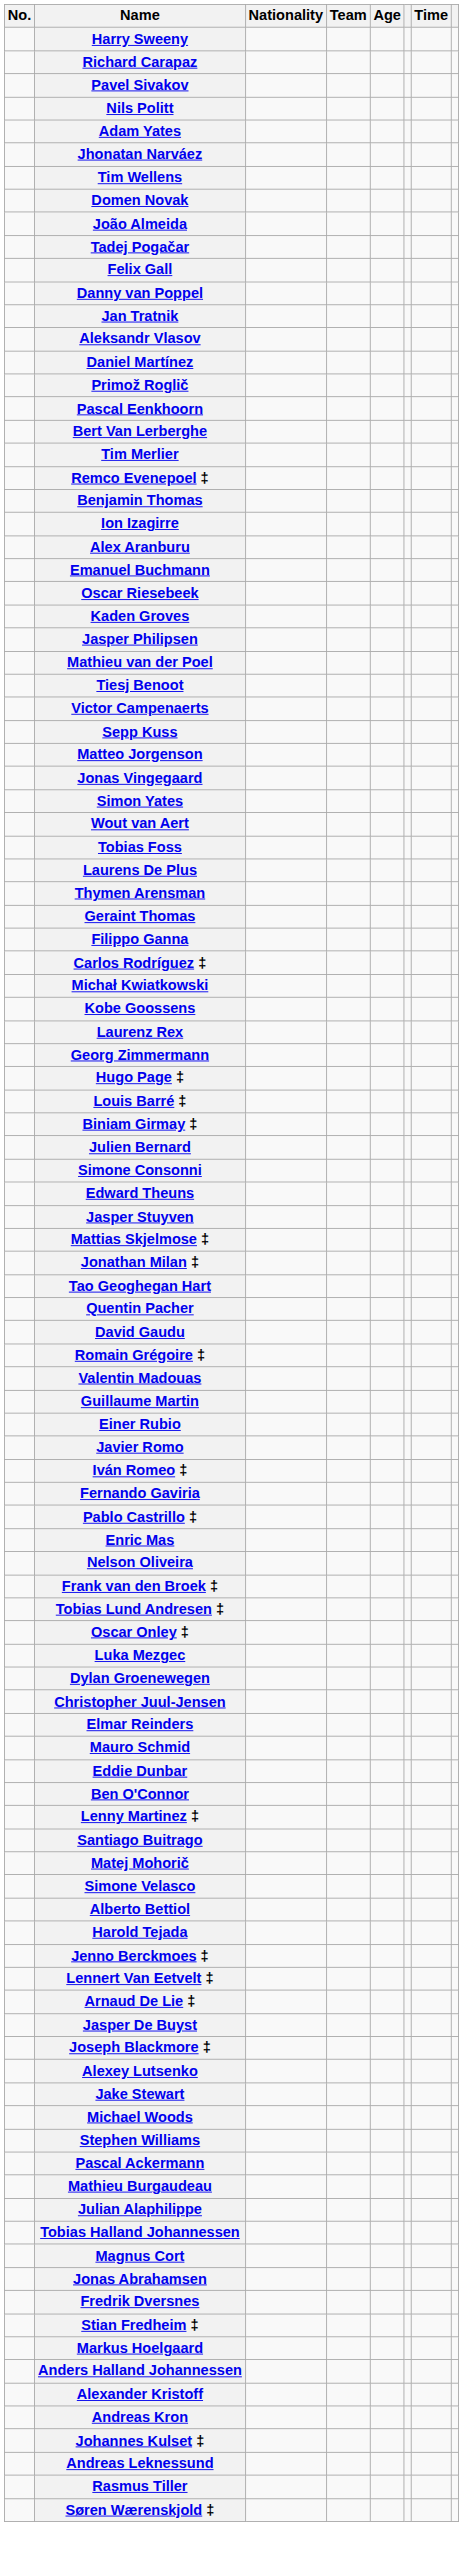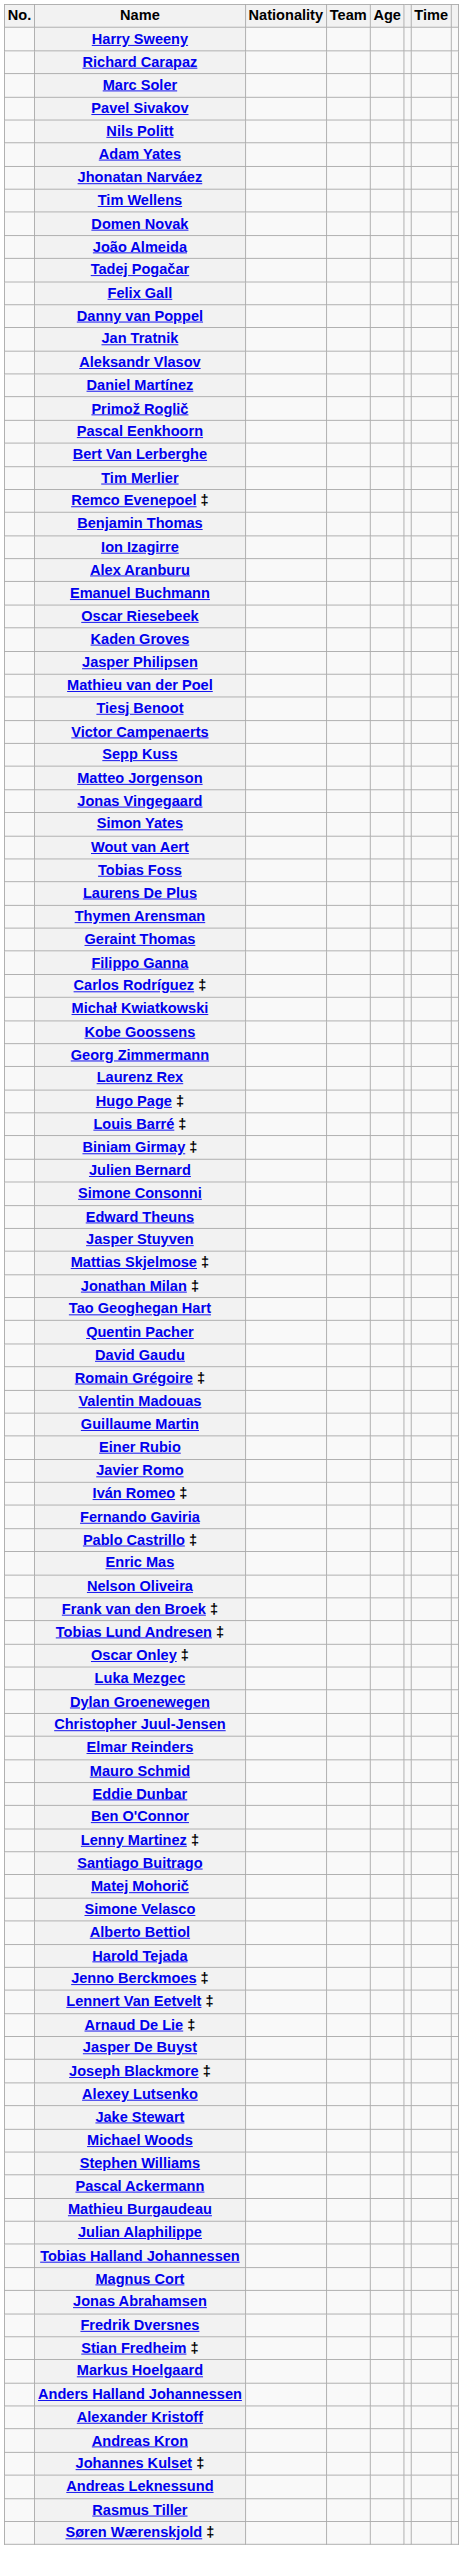+ row: (140, 85)
rows swapped: (140, 1055) <-> (140, 1032)
